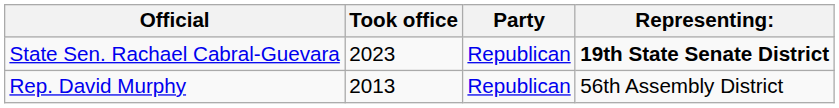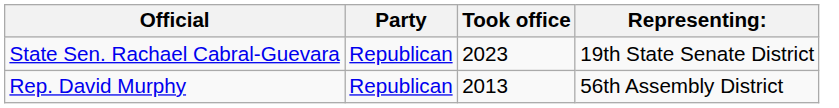columns swapped: (519, 20) <-> (404, 20)
(705, 53) bold -> (697, 53) normal
